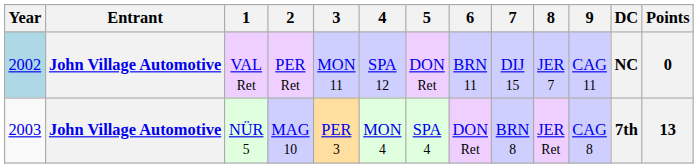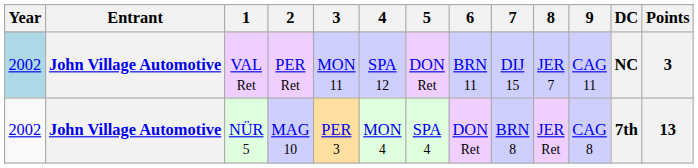(668, 64) 0 -> (668, 64) 3
(25, 130) 2003 -> (25, 130) 2002
